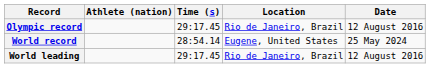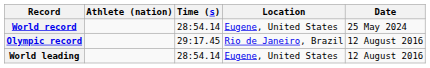rows swapped: (44, 41) <-> (44, 26)
(199, 56) 29:17.45 -> (199, 56) 28:54.14
(284, 56) Rio de Janeiro, Brazil -> (281, 56) Eugene, United States
